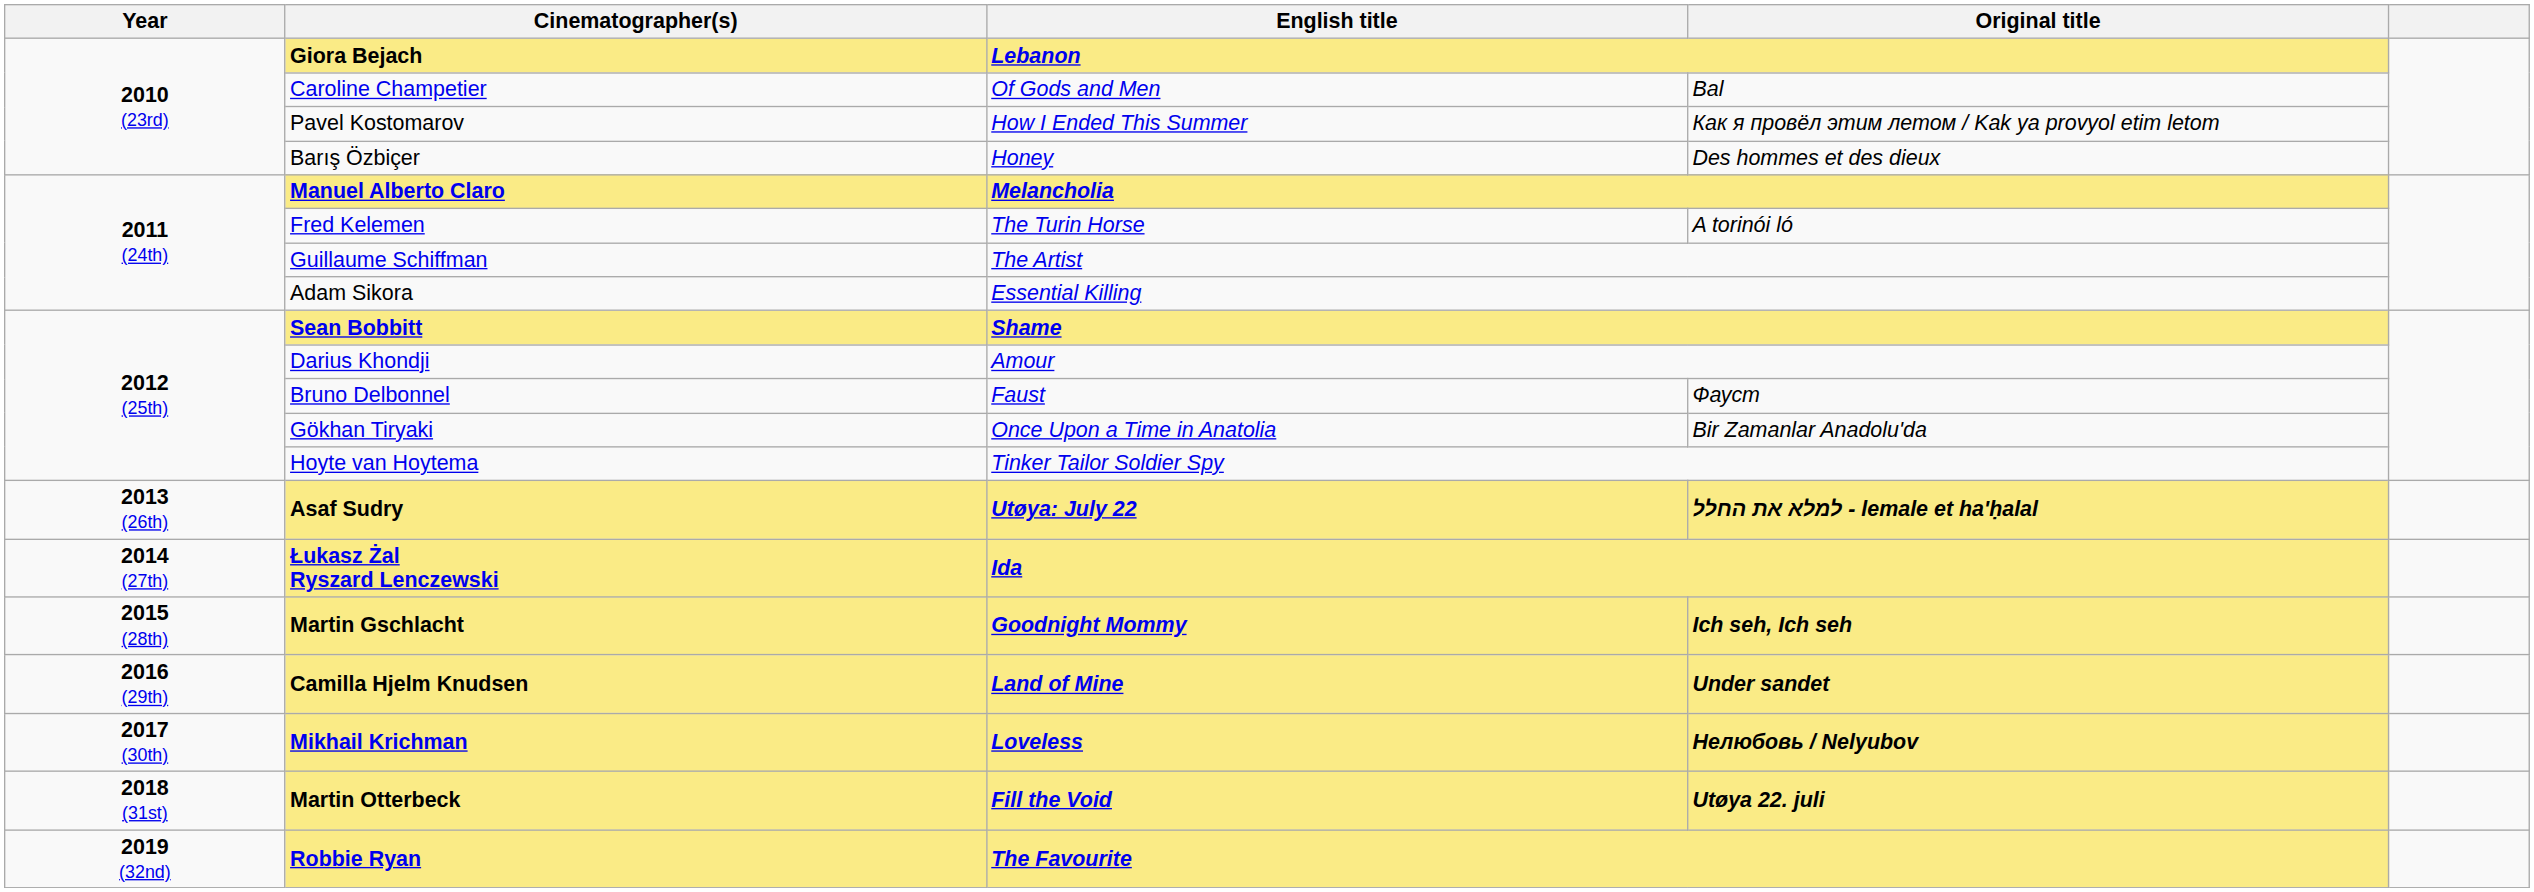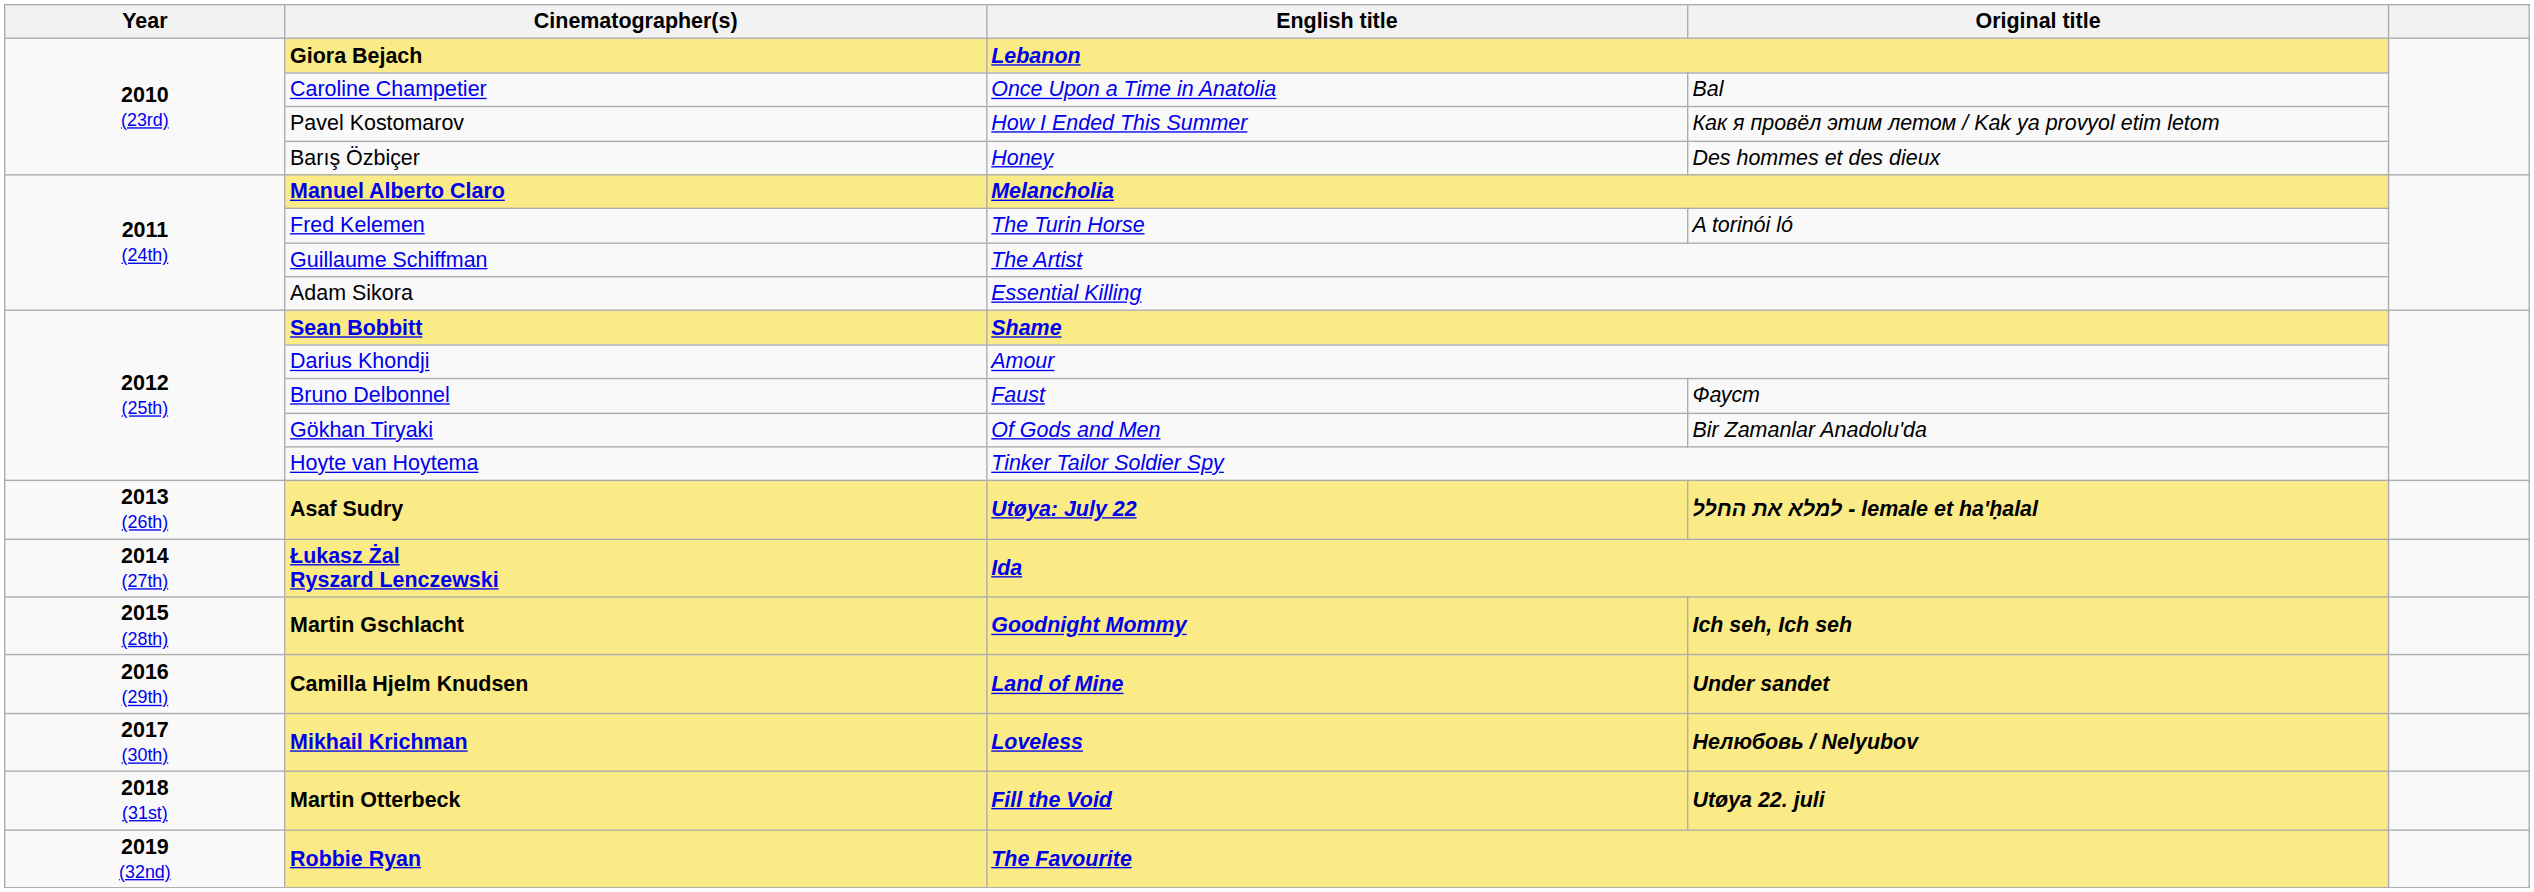(1076, 89) Of Gods and Men -> (1134, 89) Once Upon a Time in Anatolia
(1134, 429) Once Upon a Time in Anatolia -> (1076, 429) Of Gods and Men
